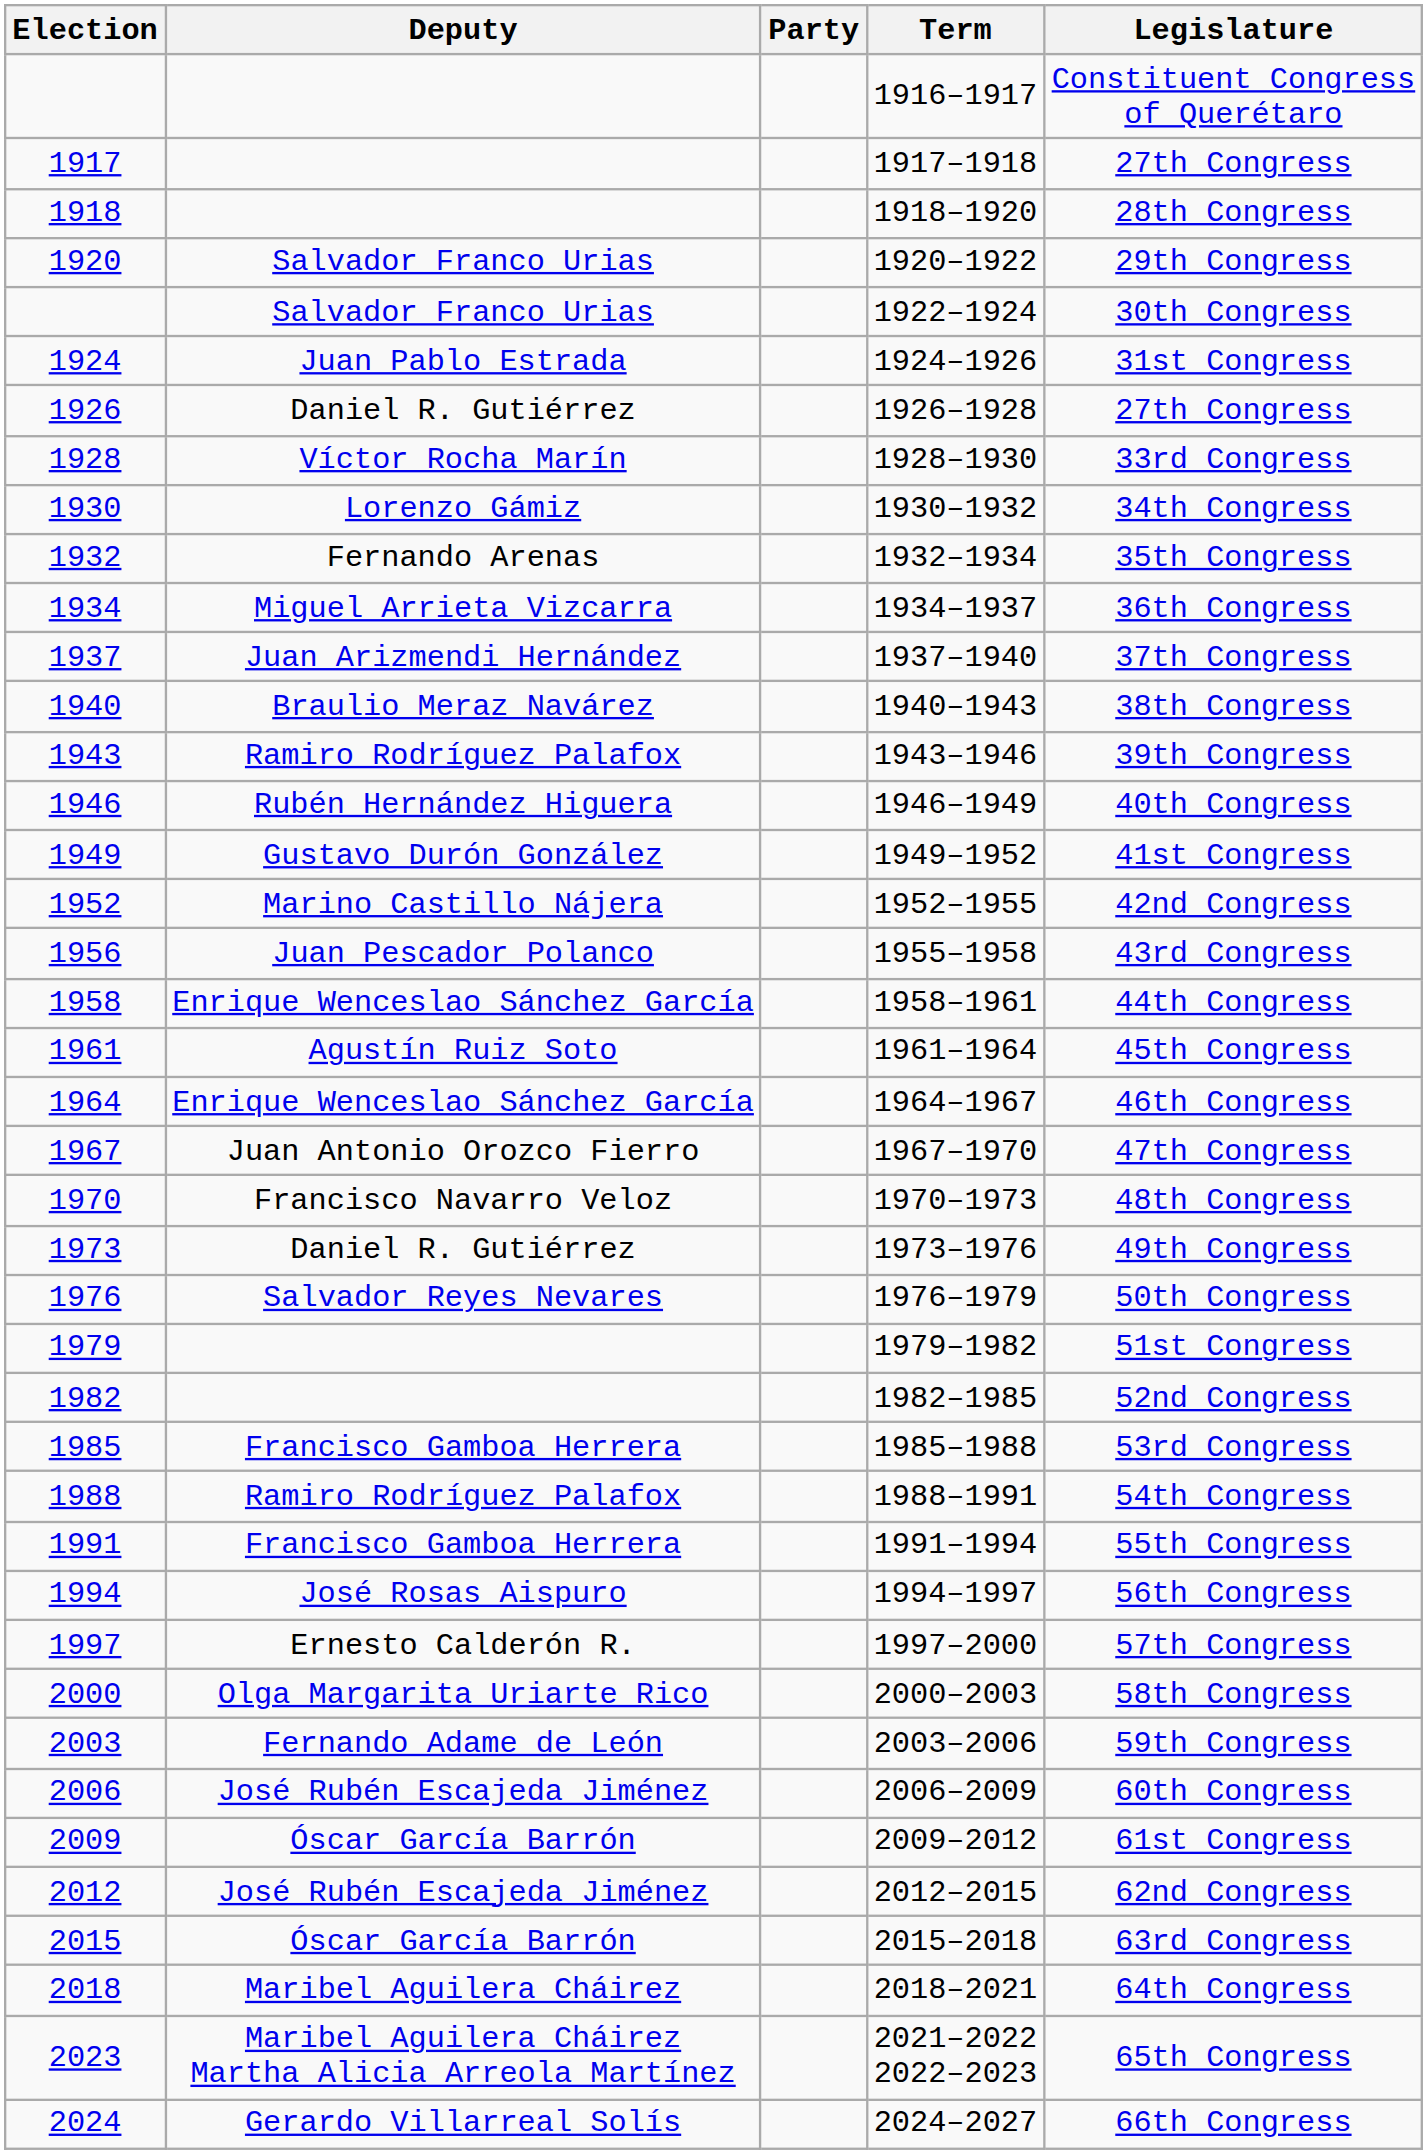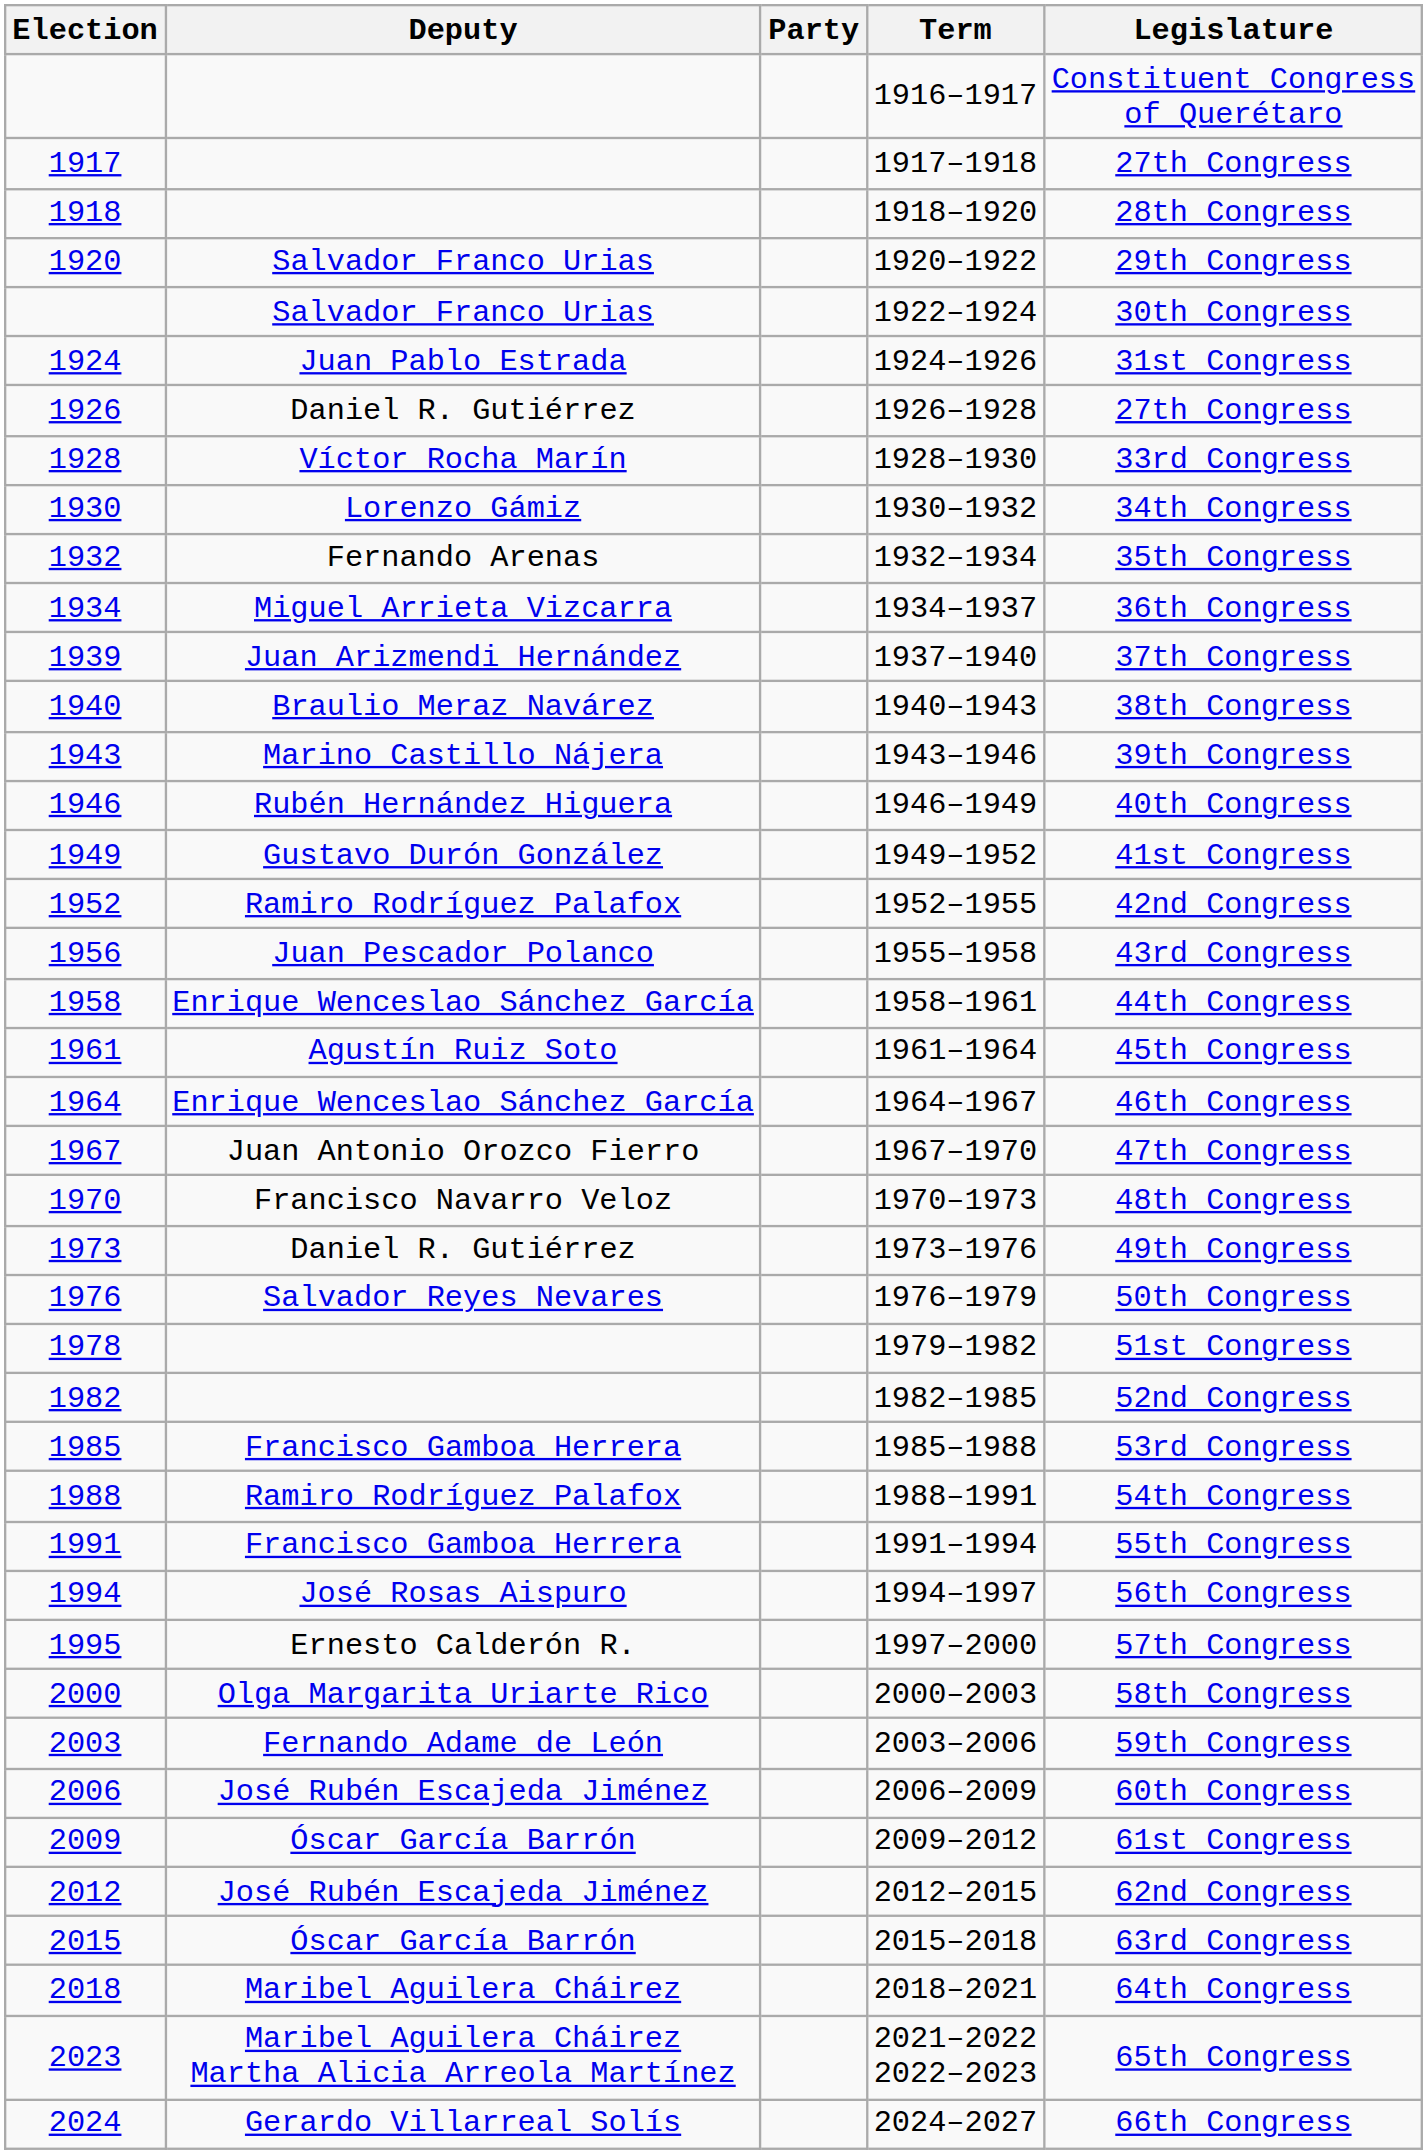(85, 657) 1937 -> (85, 657) 1939
(463, 756) Ramiro Rodríguez Palafox -> (463, 756) Marino Castillo Nájera
(463, 904) Marino Castillo Nájera -> (463, 904) Ramiro Rodríguez Palafox
(85, 1348) 1979 -> (85, 1348) 1978
(85, 1645) 1997 -> (85, 1645) 1995
